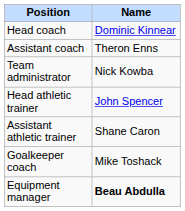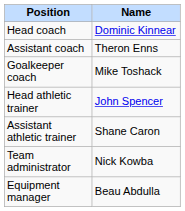rows swapped: (35, 161) <-> (39, 71)
(130, 191) bold -> (127, 191) normal
